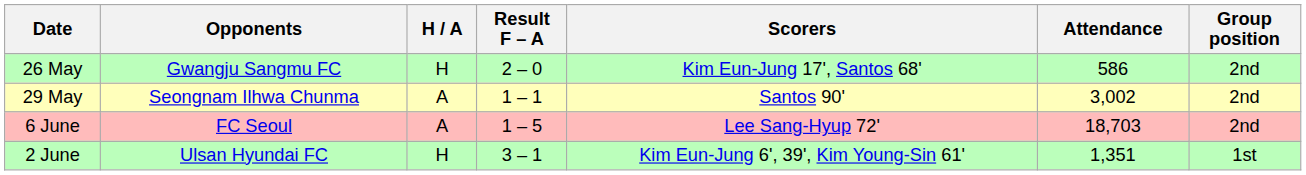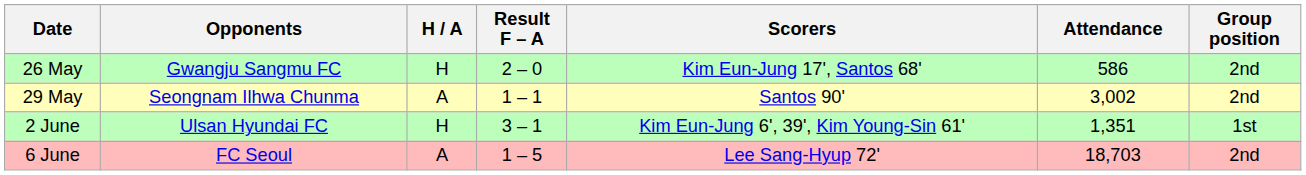rows swapped: (53, 155) <-> (53, 126)
